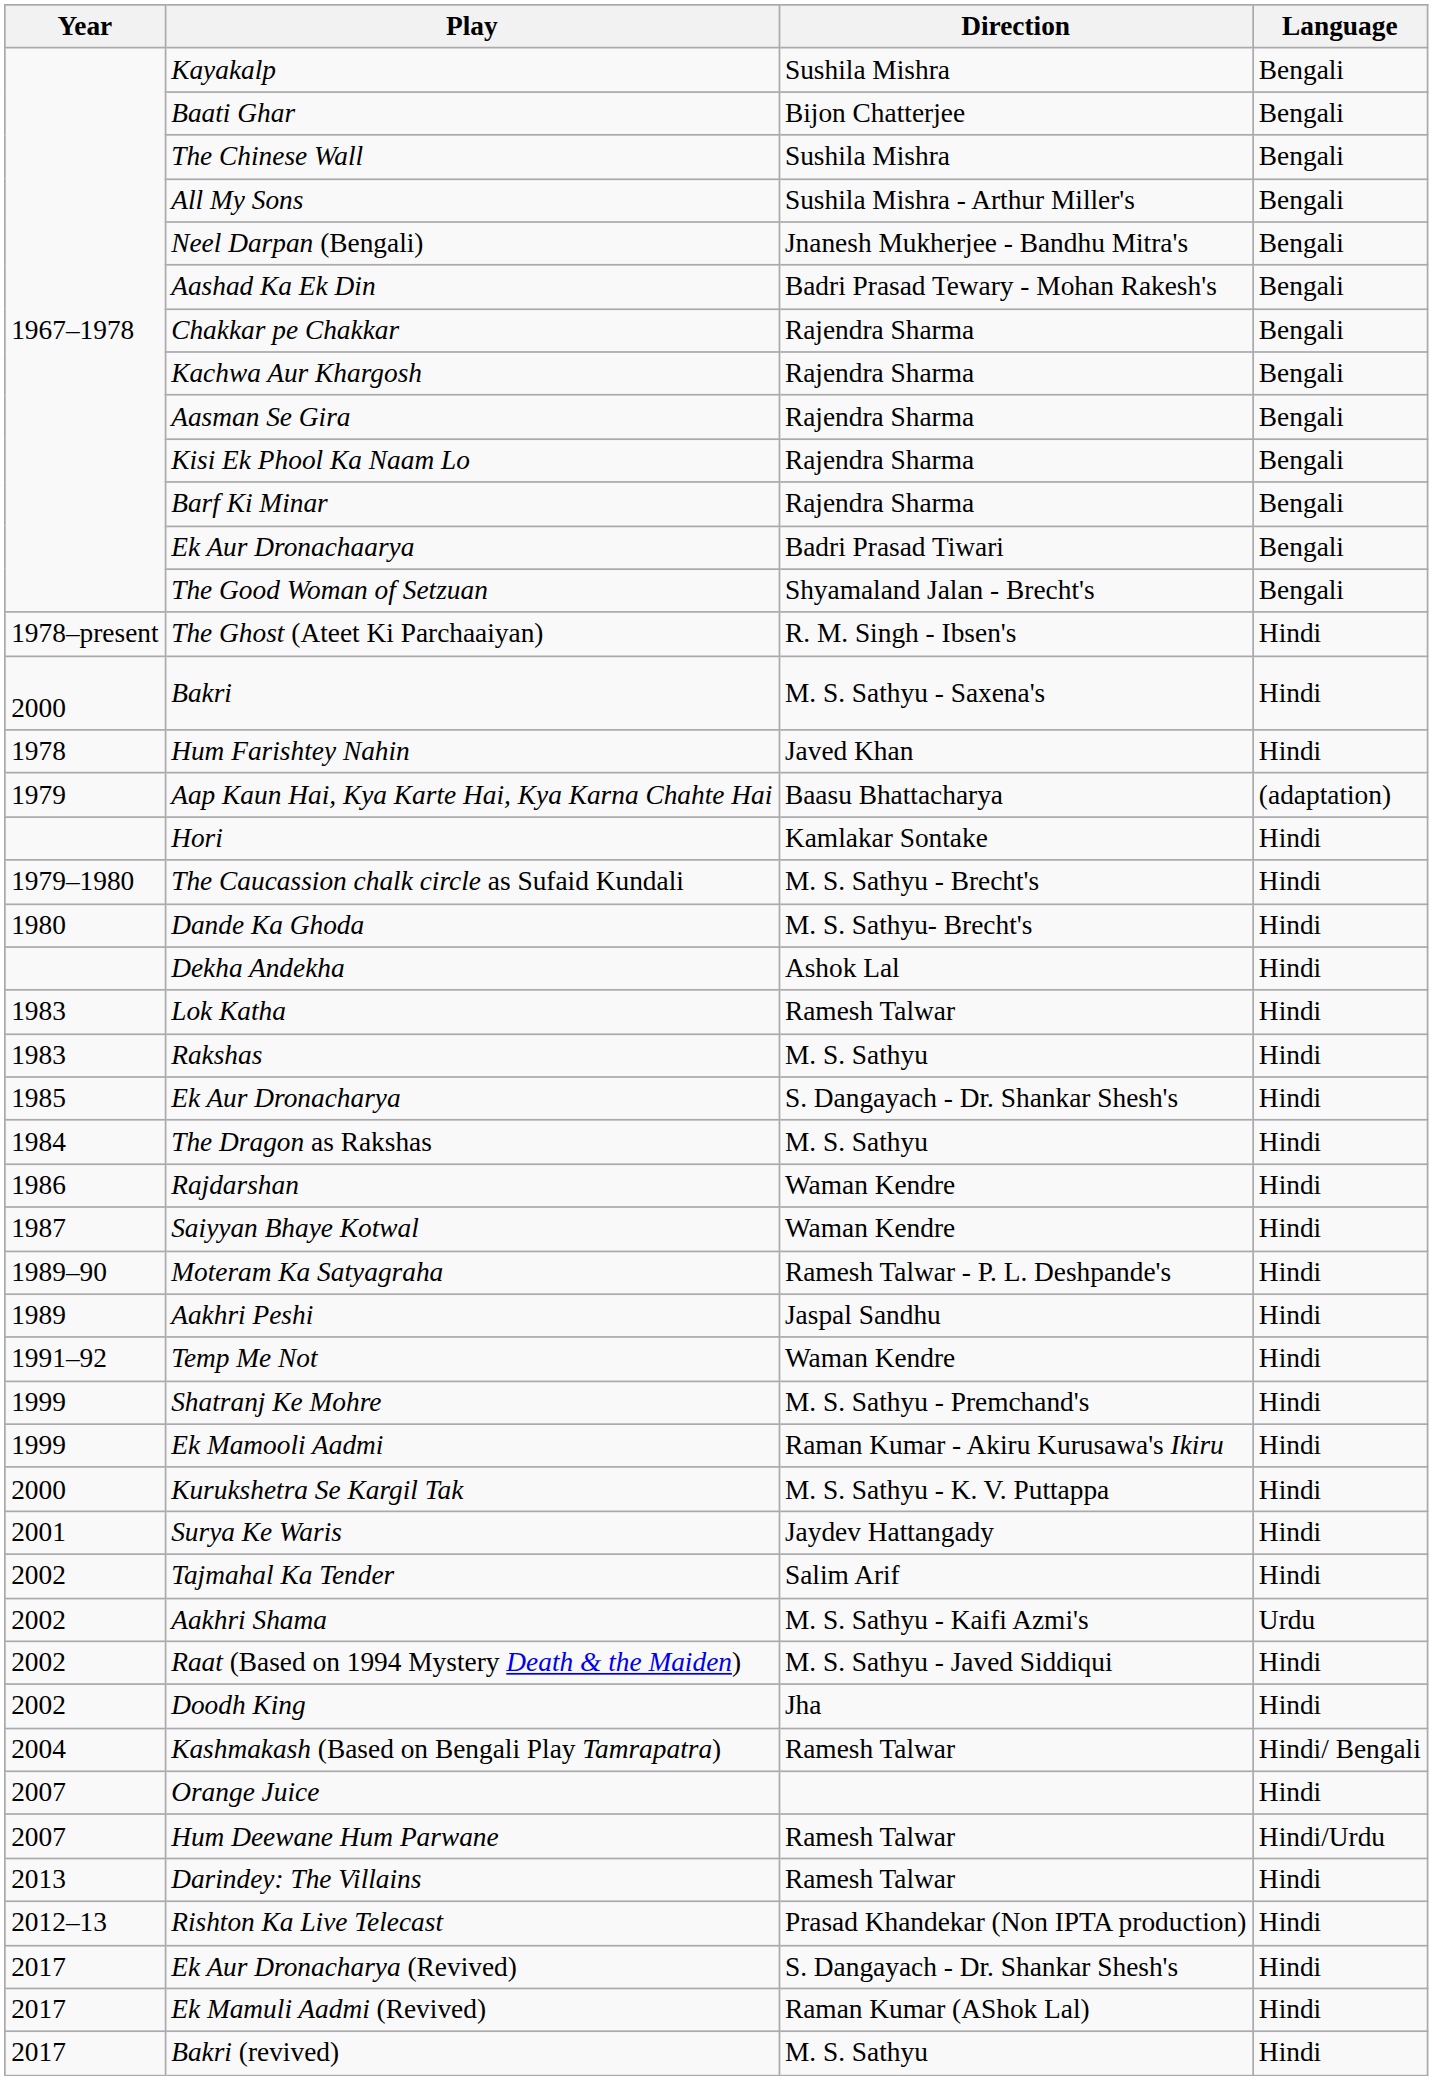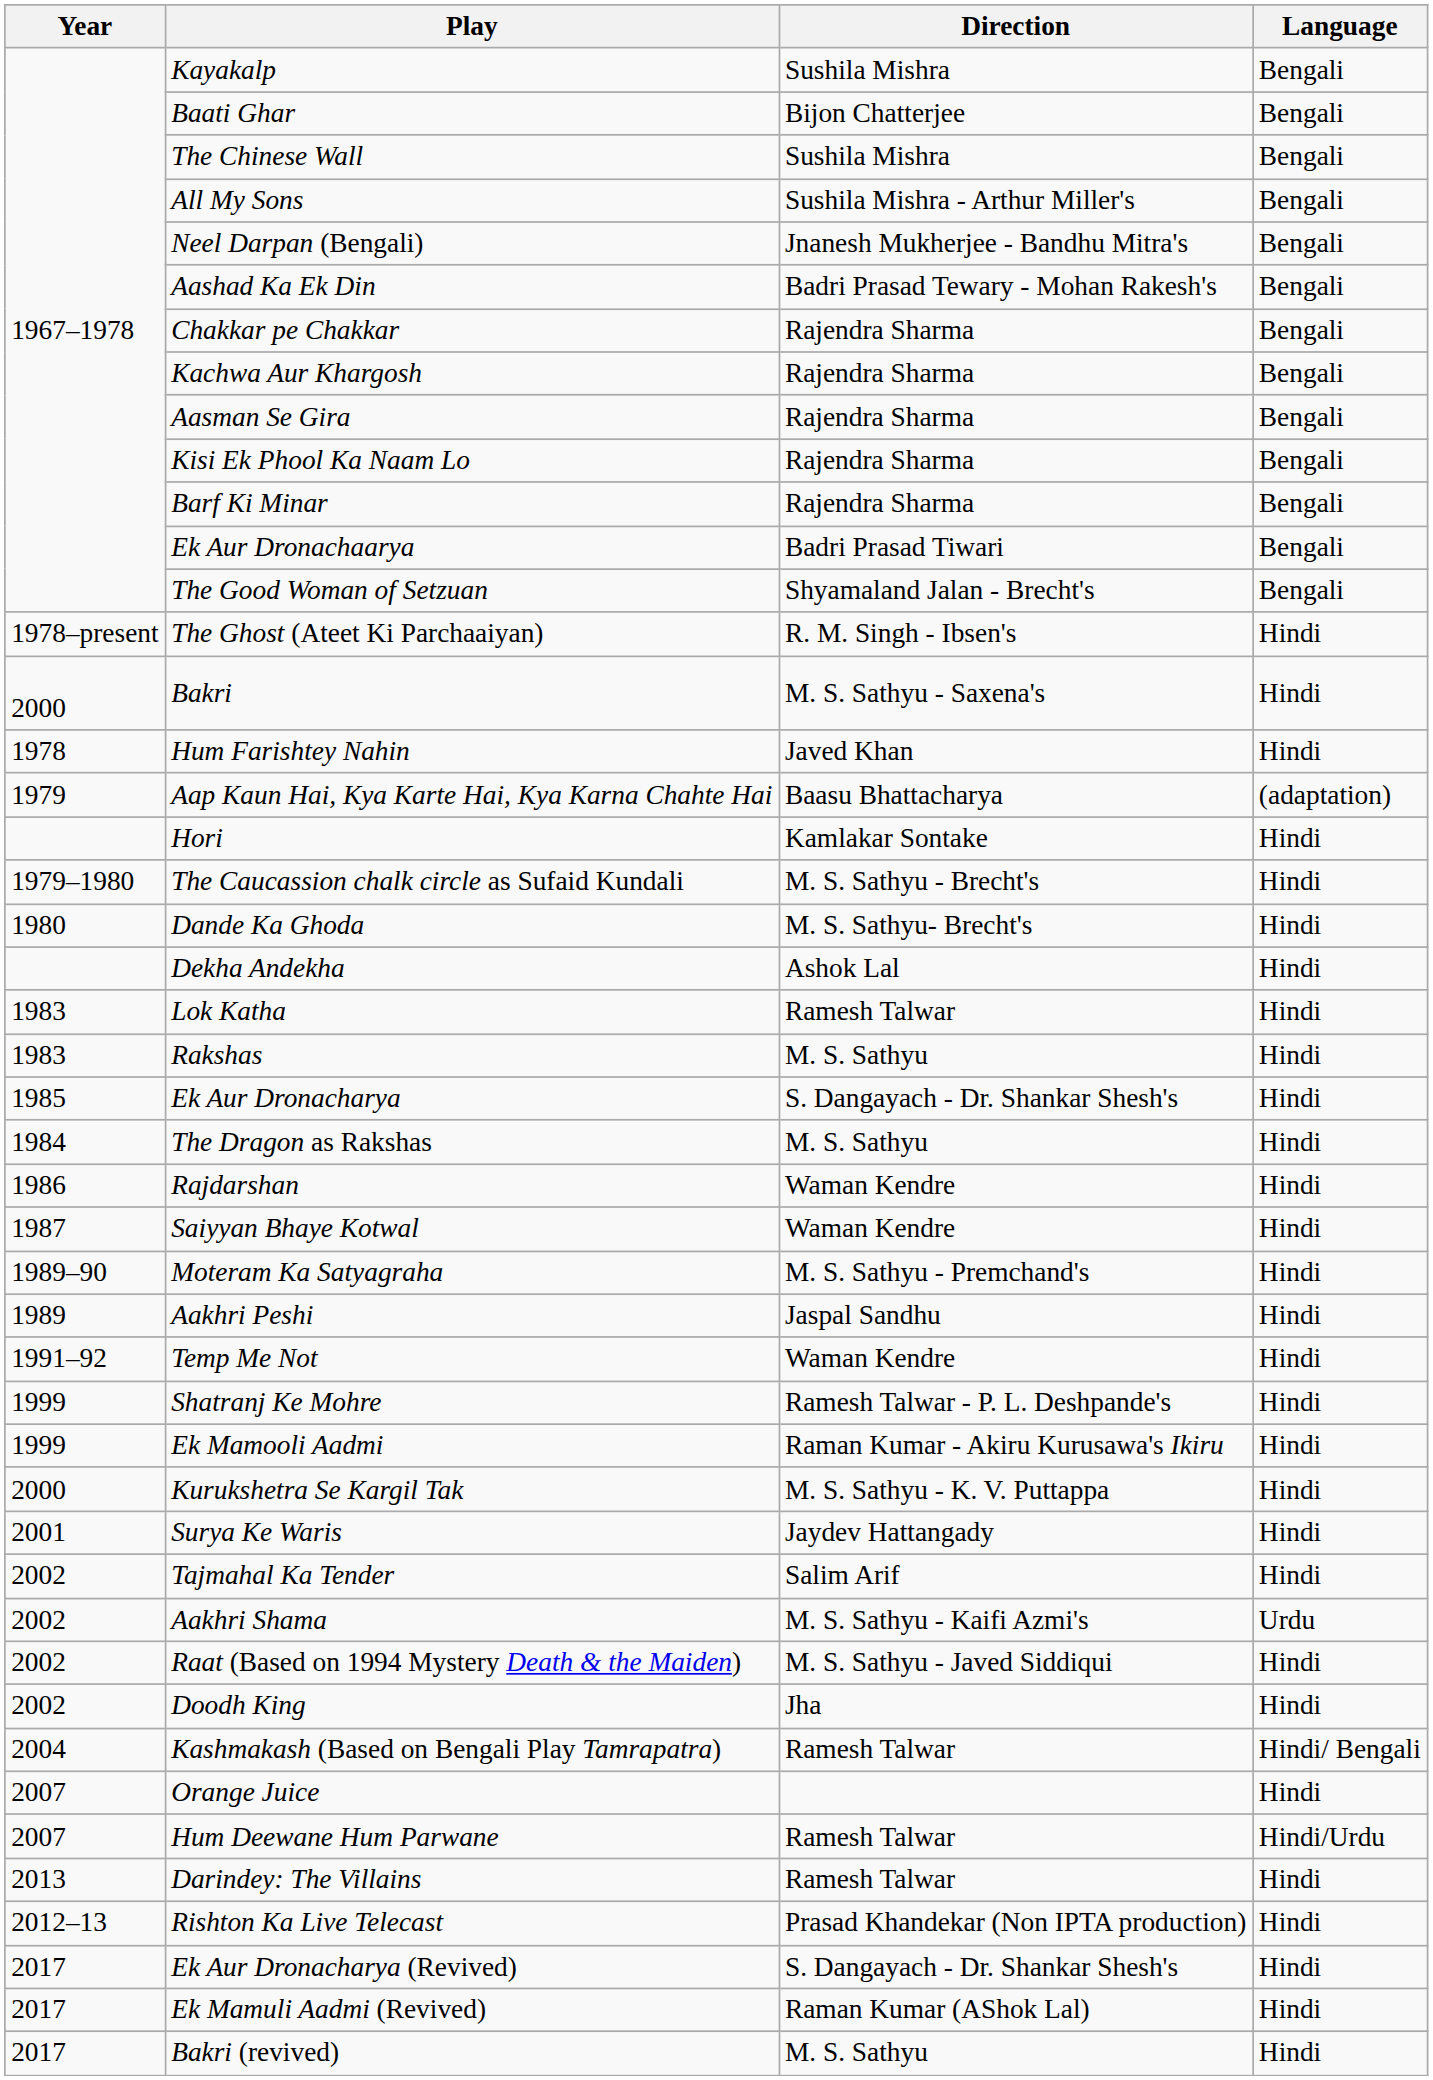(978, 1271) Ramesh Talwar - P. L. Deshpande's -> (937, 1271) M. S. Sathyu - Premchand's
(937, 1402) M. S. Sathyu - Premchand's -> (978, 1402) Ramesh Talwar - P. L. Deshpande's
